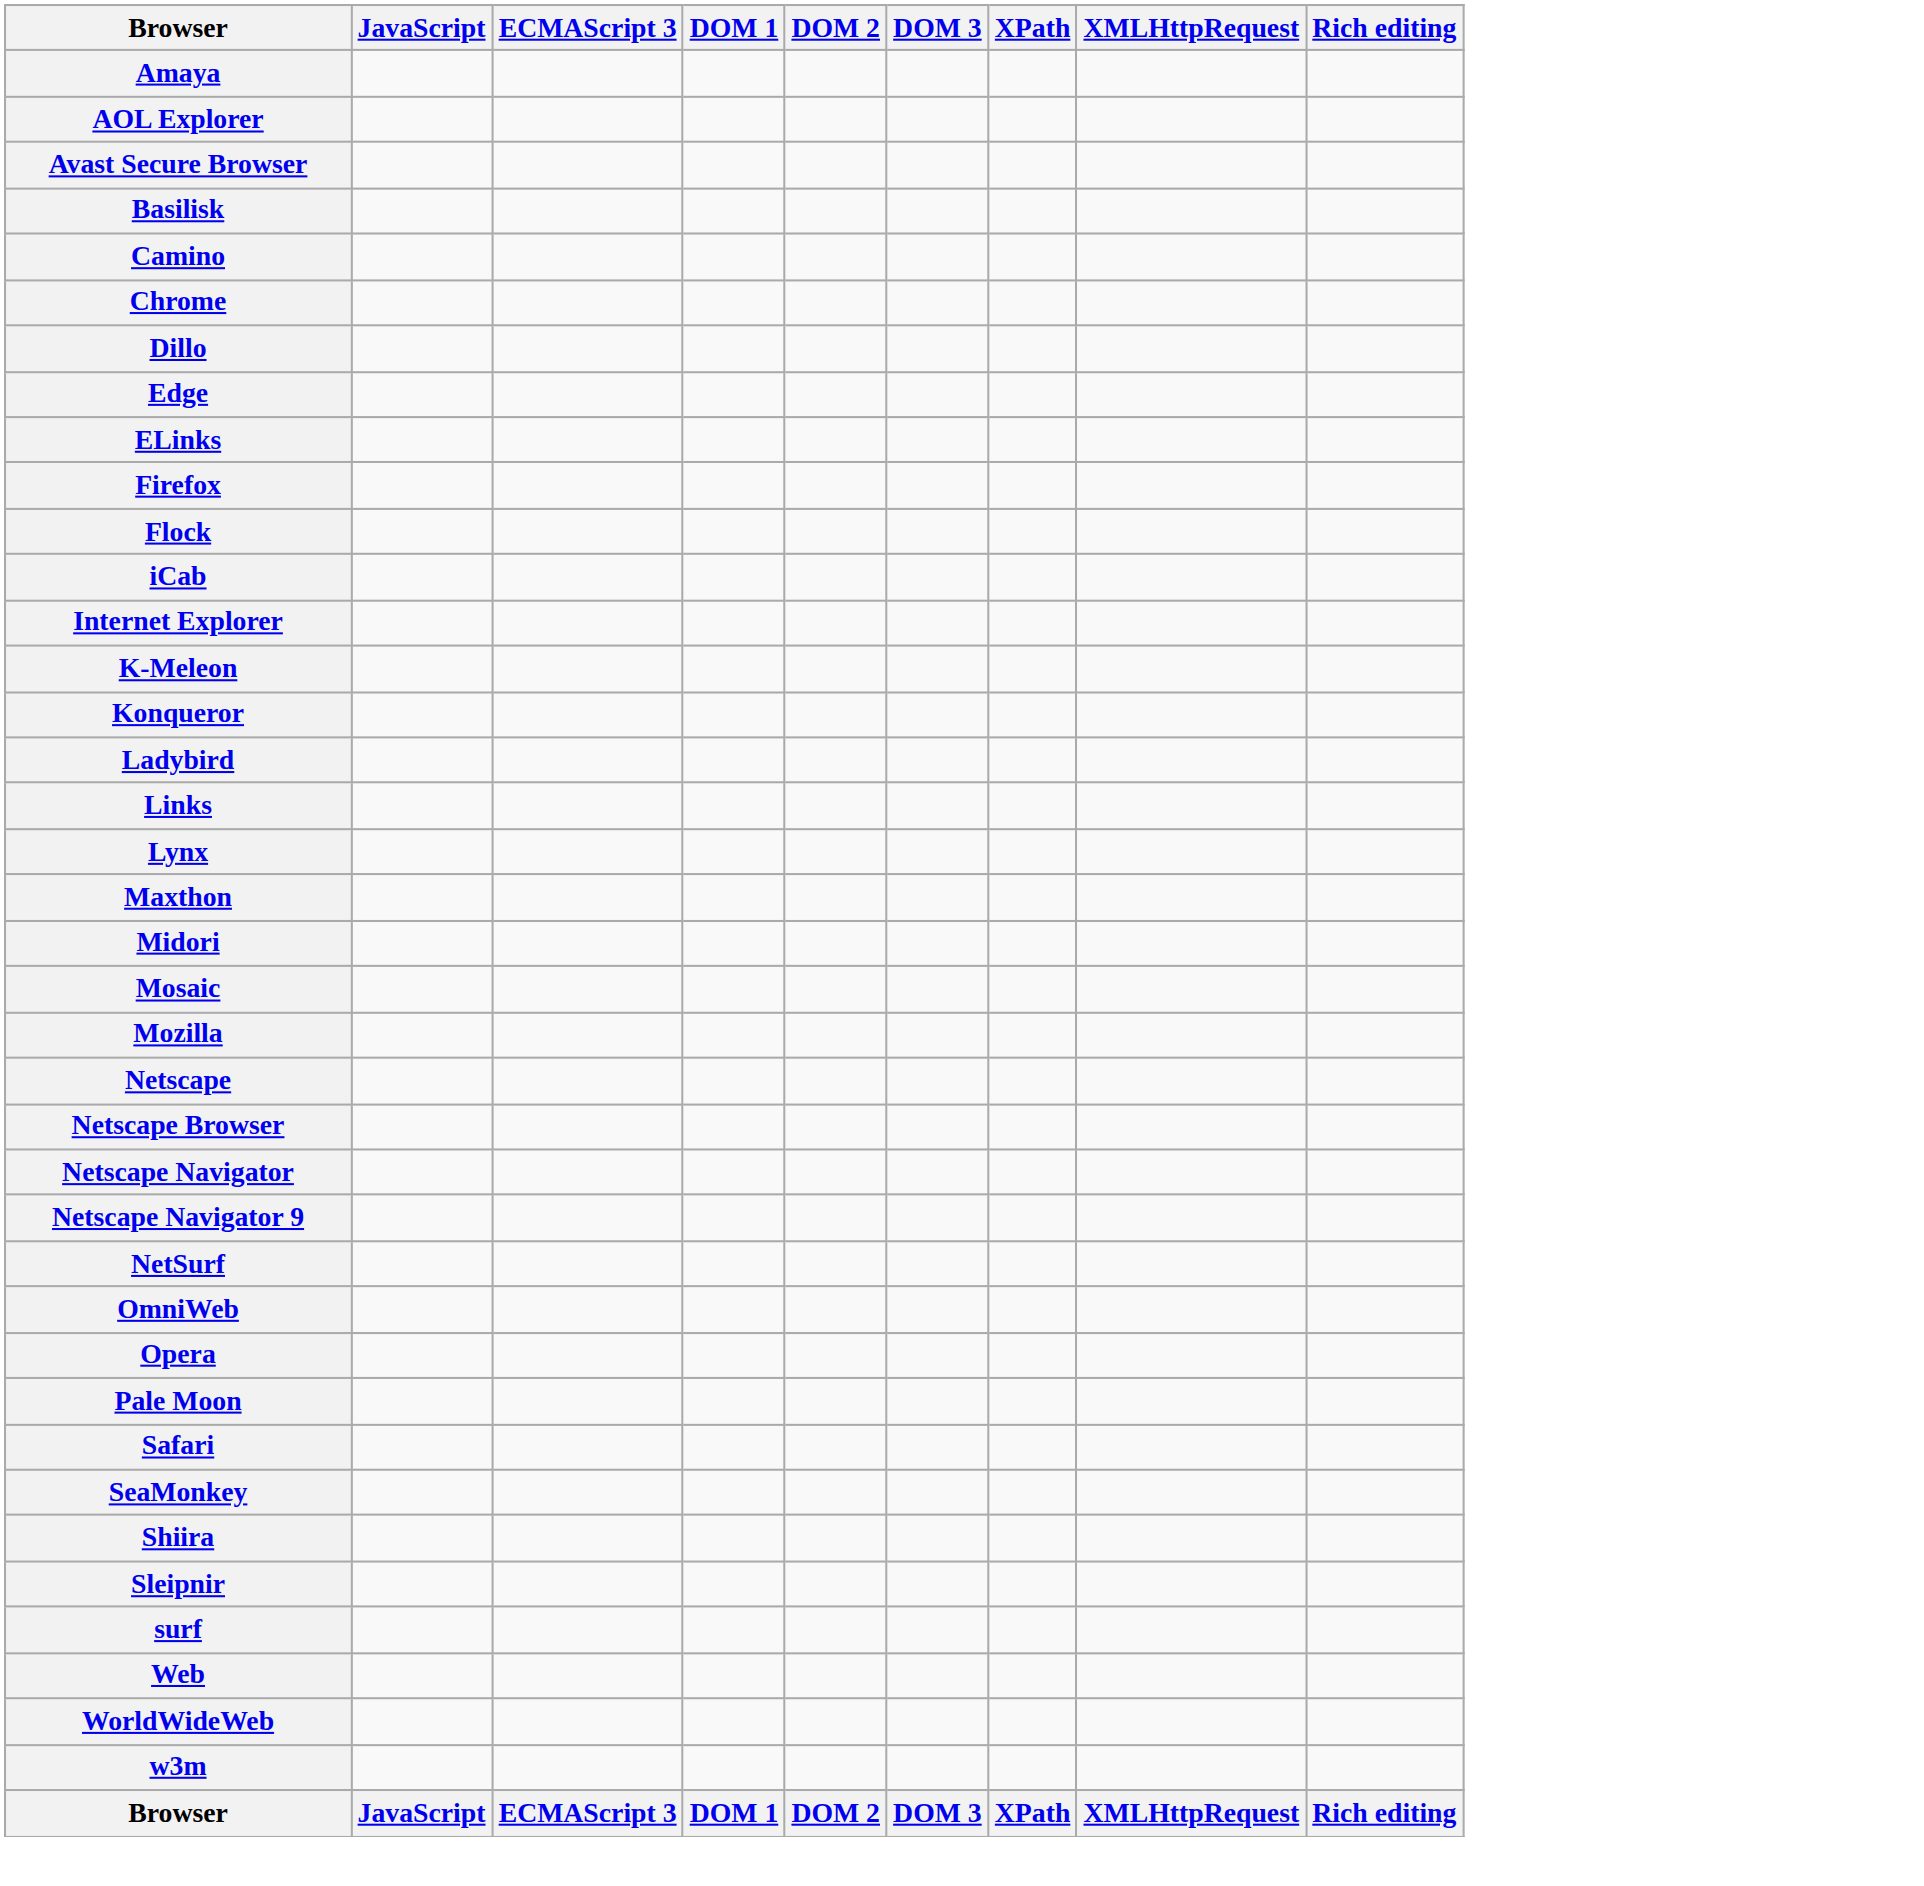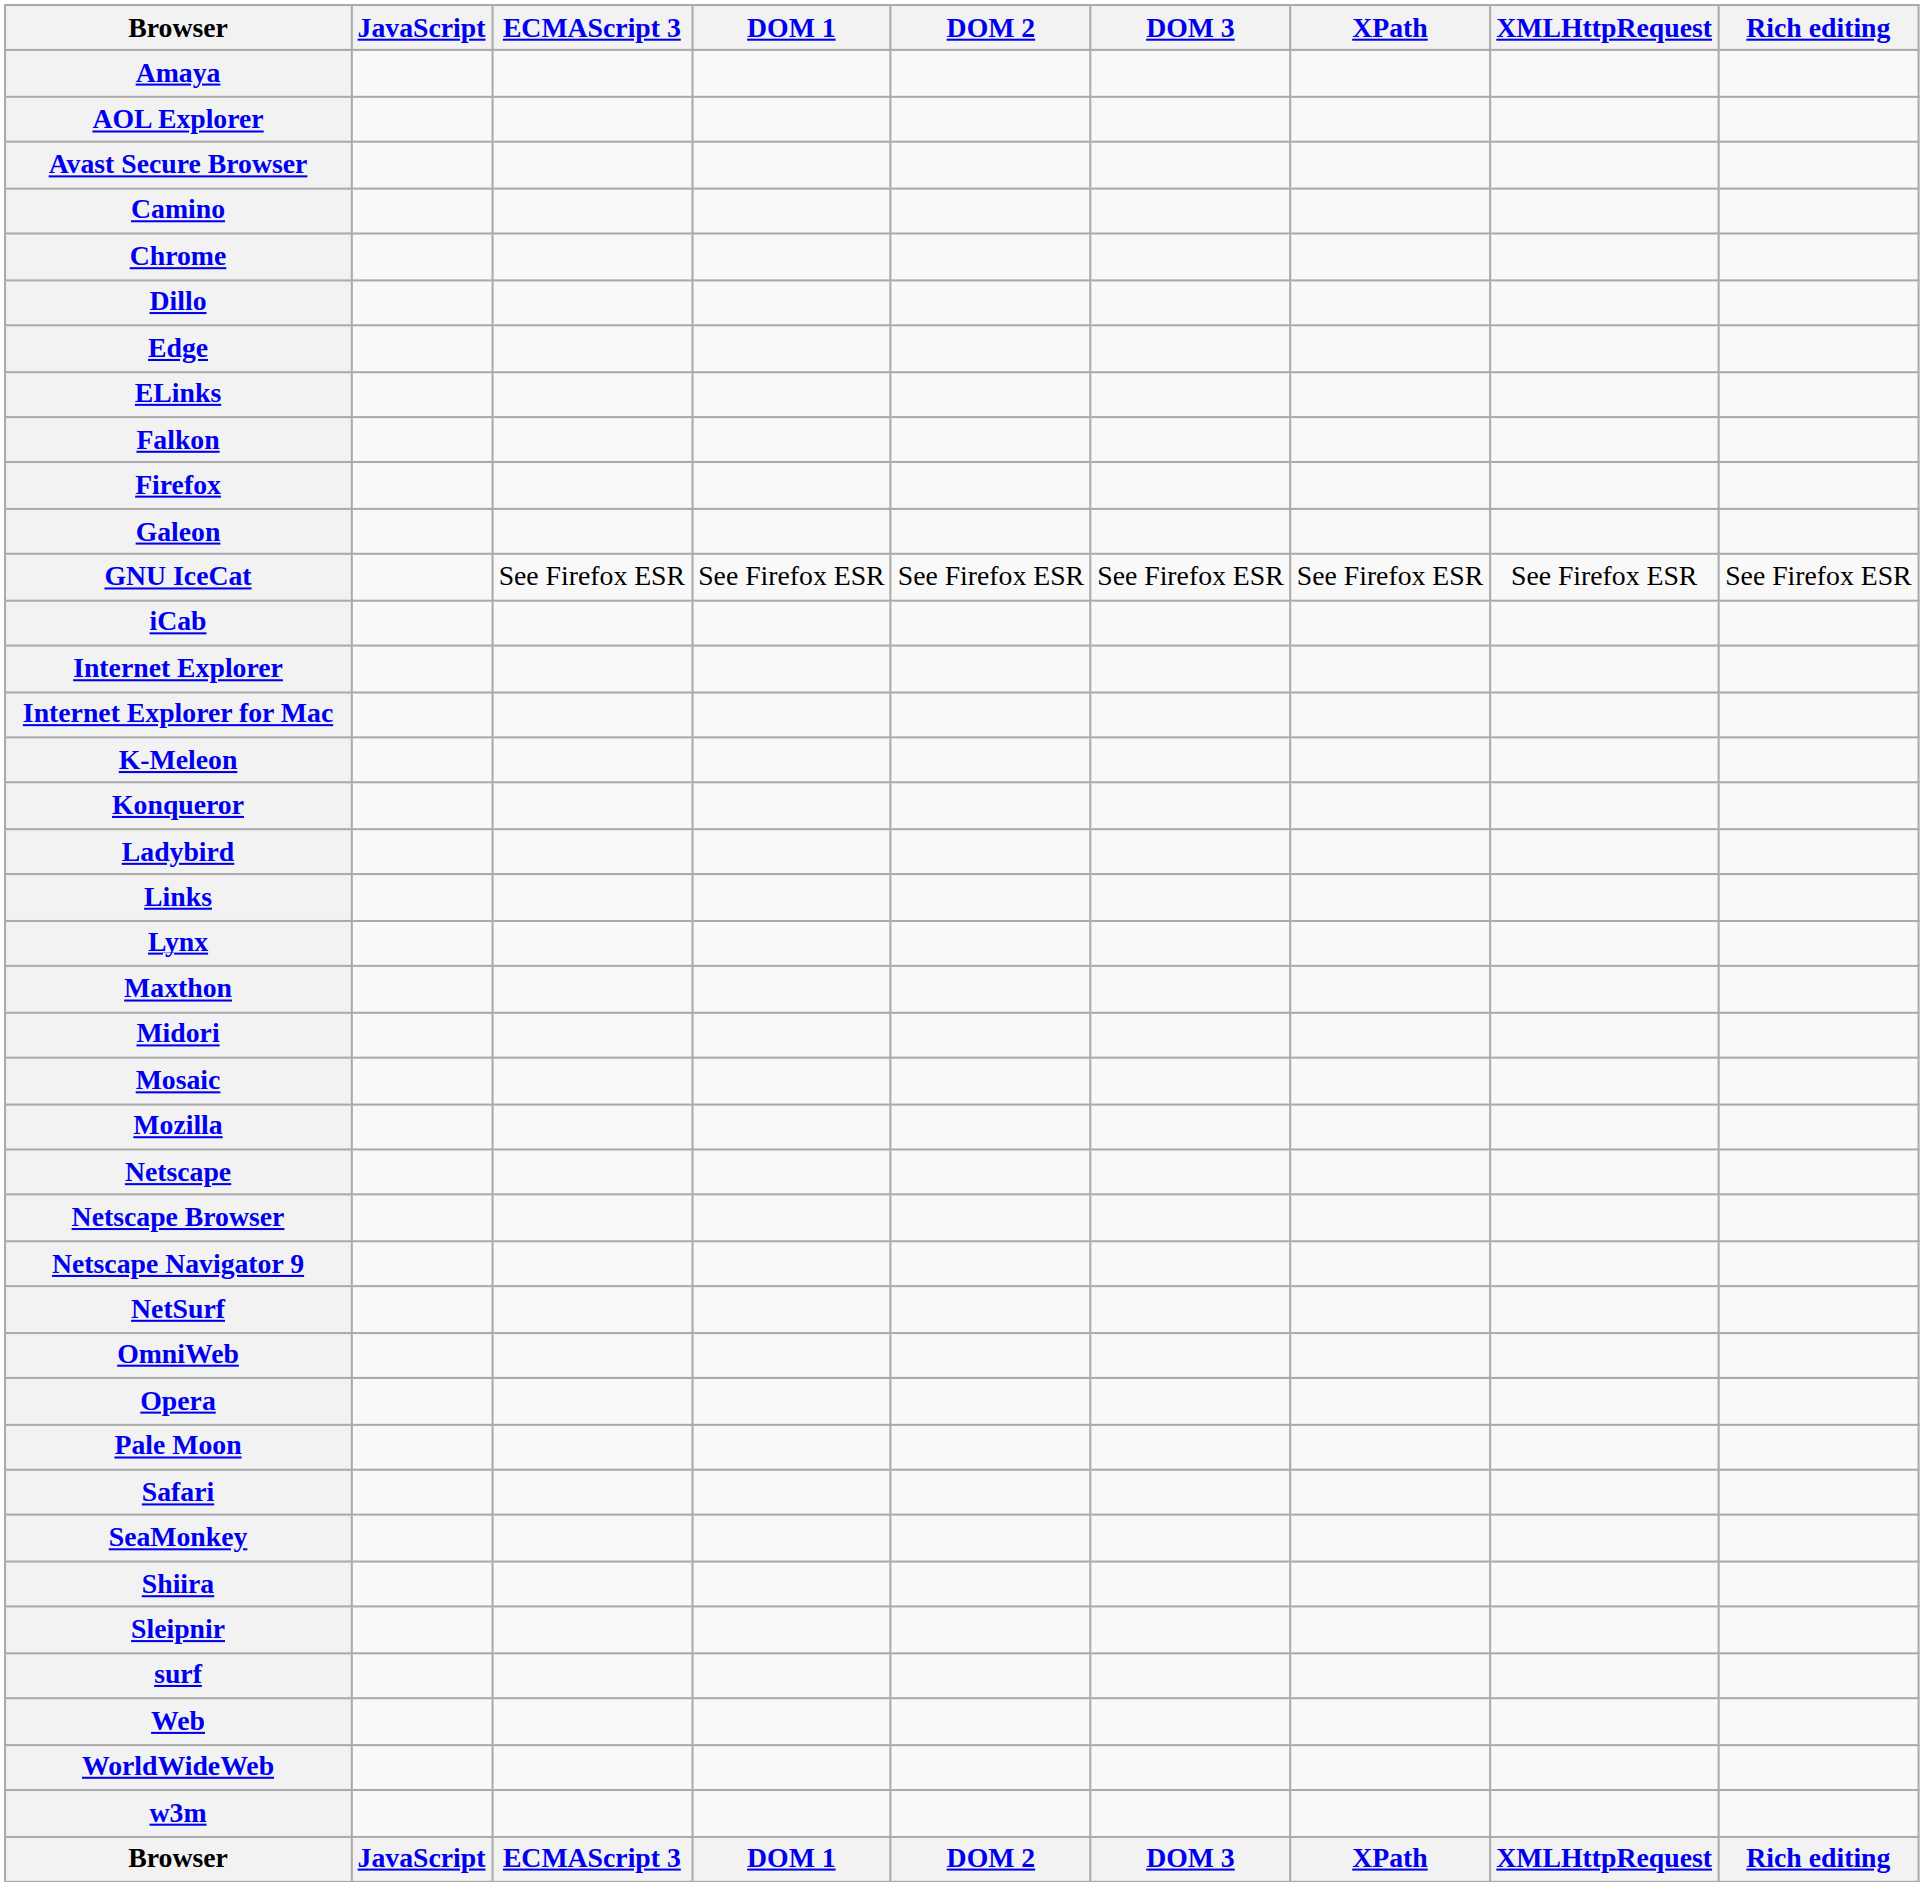- row: (178, 210)
+ row: (178, 438)
- row: (178, 530)
+ row: (178, 530)
+ row: (178, 576)
+ row: (178, 713)
- row: (178, 1171)
